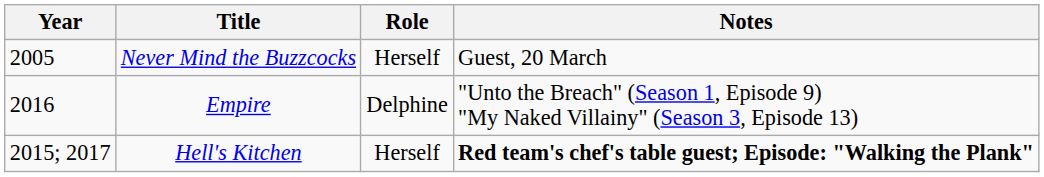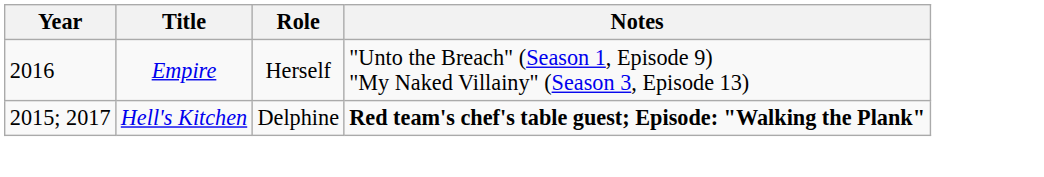- row: (238, 57)
(407, 105) Delphine -> (298, 69) Herself
(407, 152) Herself -> (298, 117) Delphine
